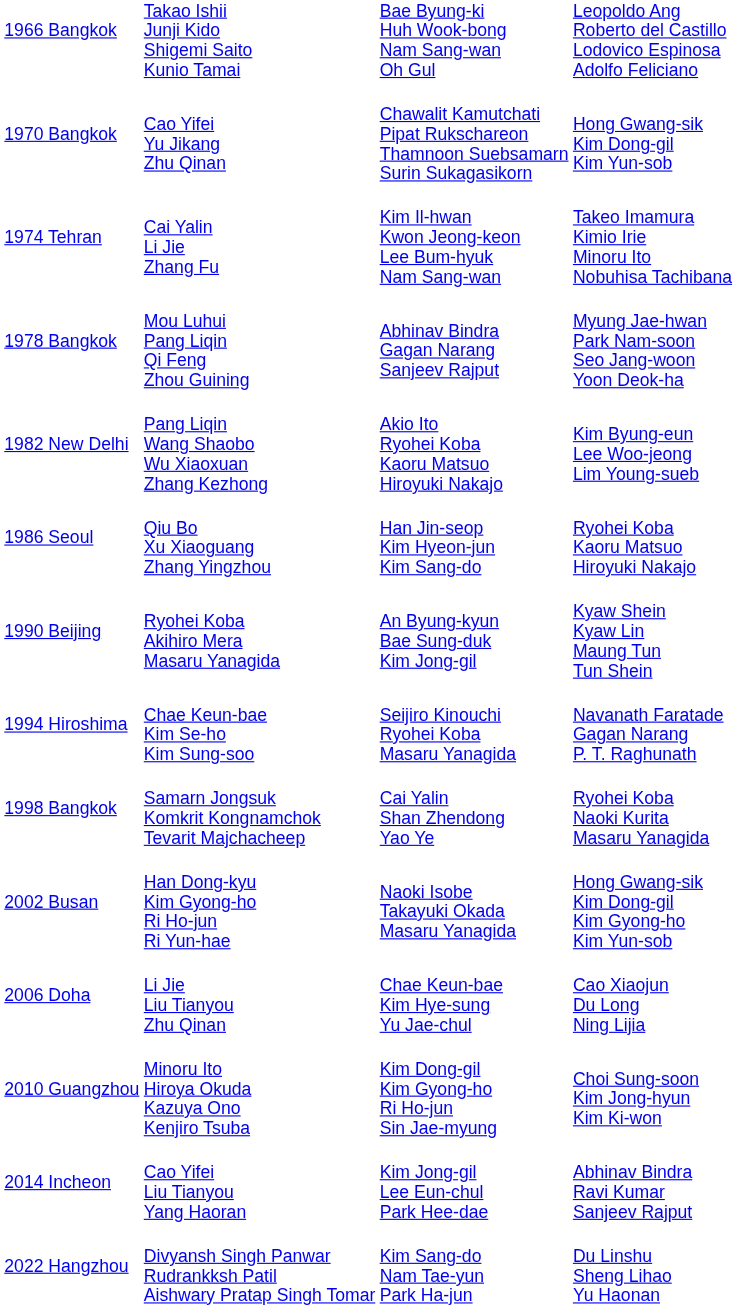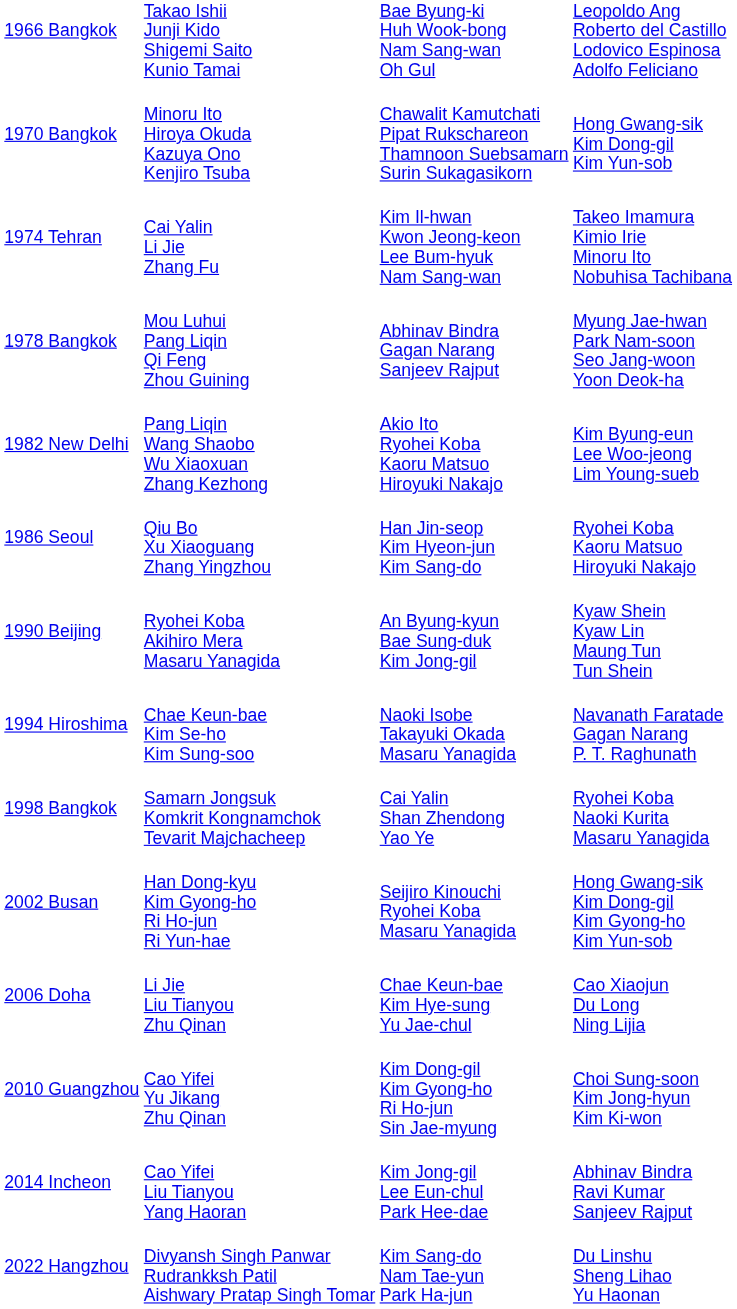(185, 144) Cao Yifei Yu Jikang Zhu Qinan -> (198, 144) Minoru Ito Hiroya Okuda Kazuya Ono Kenjiro Tsuba
(448, 734) Seijiro Kinouchi Ryohei Koba Masaru Yanagida -> (448, 734) Naoki Isobe Takayuki Okada Masaru Yanagida
(448, 911) Naoki Isobe Takayuki Okada Masaru Yanagida -> (448, 911) Seijiro Kinouchi Ryohei Koba Masaru Yanagida
(198, 1098) Minoru Ito Hiroya Okuda Kazuya Ono Kenjiro Tsuba -> (185, 1098) Cao Yifei Yu Jikang Zhu Qinan
